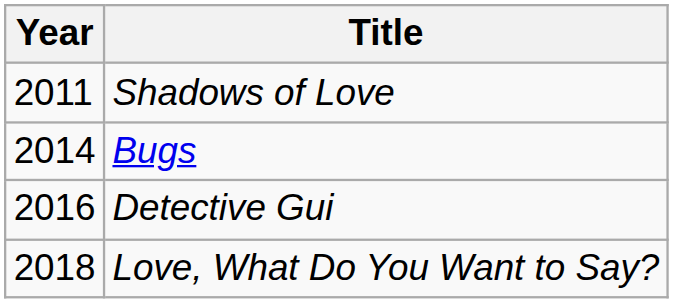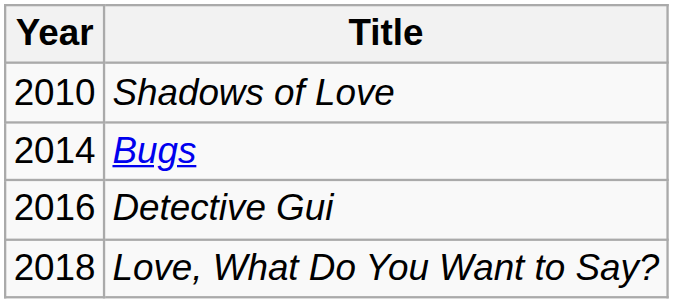(53, 92) 2011 -> (55, 92) 2010
